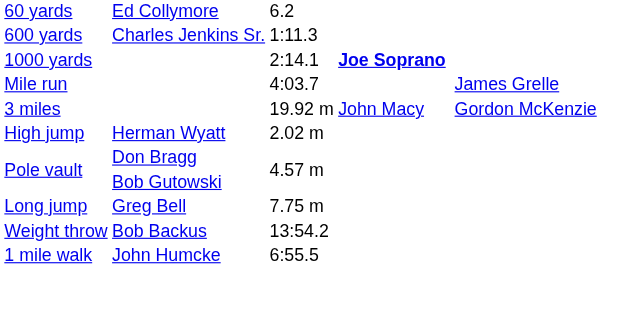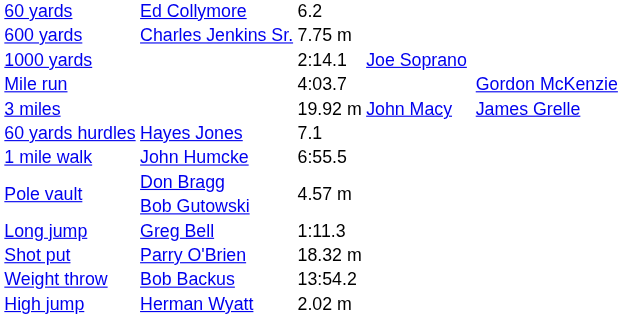(294, 35) 1:11.3 -> (325, 35) 7.75 m
(392, 60) bold -> (416, 60) normal
(507, 84) James Grelle -> (547, 84) Gordon McKenzie
(526, 108) Gordon McKenzie -> (528, 108) James Grelle
+ row: (70, 133)
rows swapped: (44, 133) <-> (48, 255)
(297, 206) 7.75 m -> (322, 231) 1:11.3
+ row: (37, 255)
